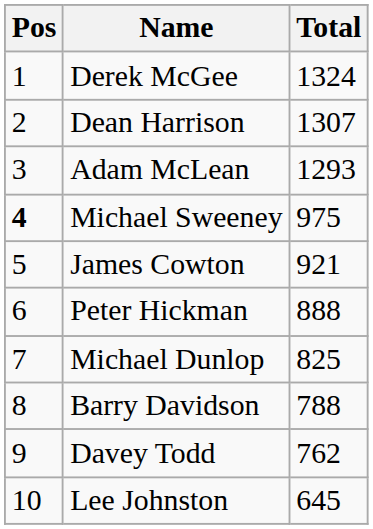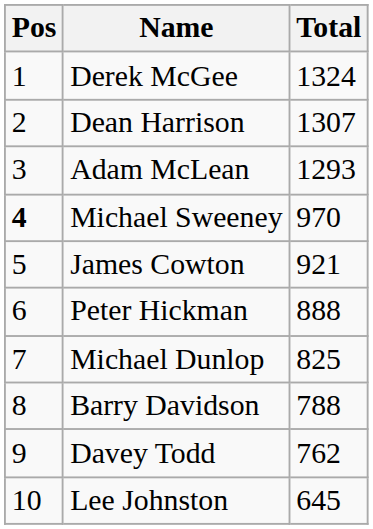(319, 216) 975 -> (319, 216) 970
